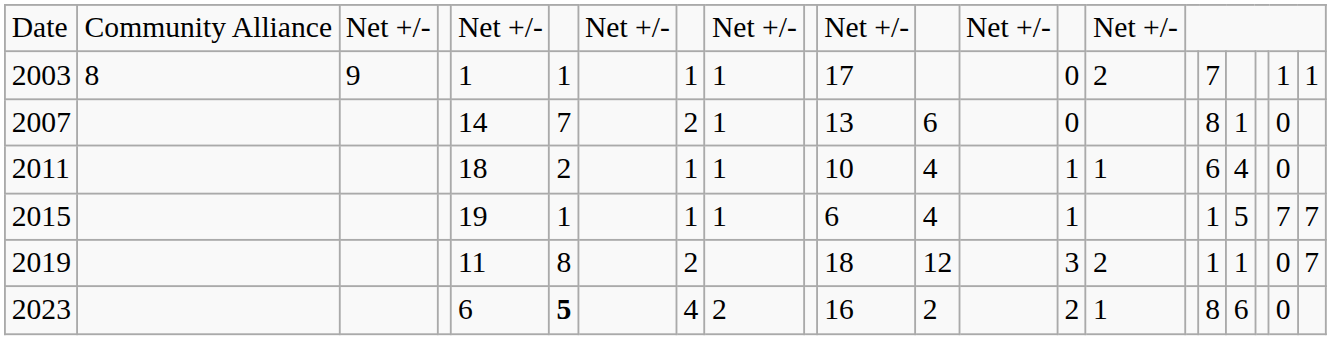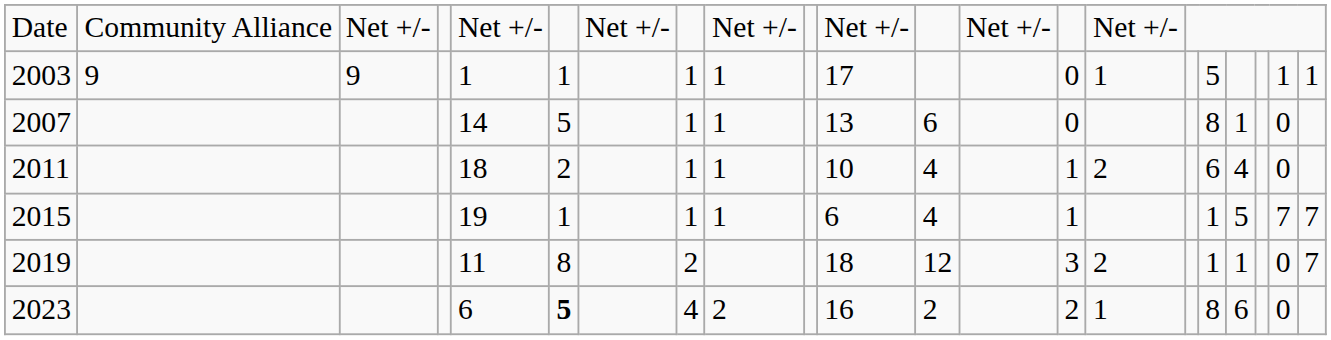(92, 74) 8 -> (92, 74) 9
(1100, 74) 2 -> (1100, 74) 1
(1213, 74) 7 -> (1213, 74) 5
(564, 121) 7 -> (564, 121) 5
(691, 121) 2 -> (691, 121) 1
(1100, 168) 1 -> (1100, 168) 2
